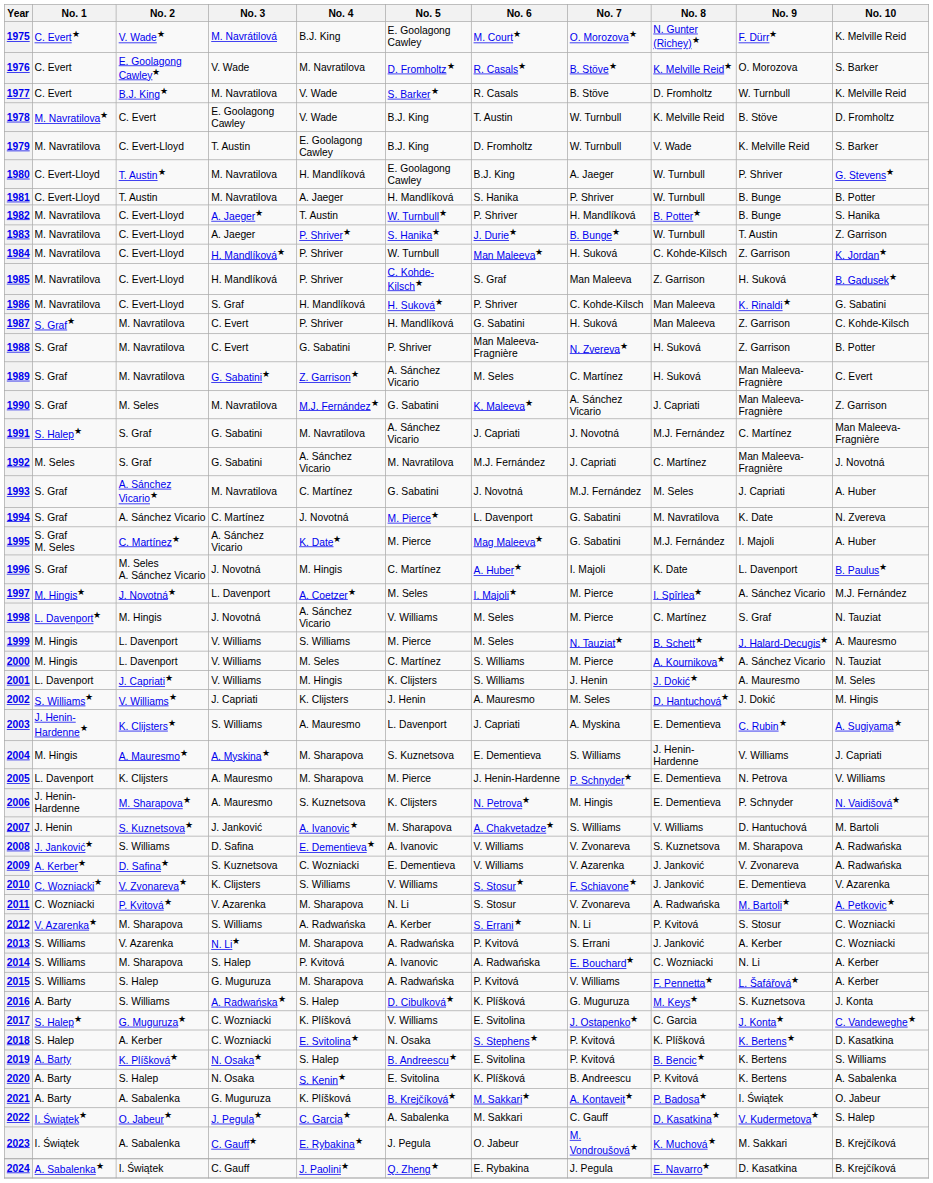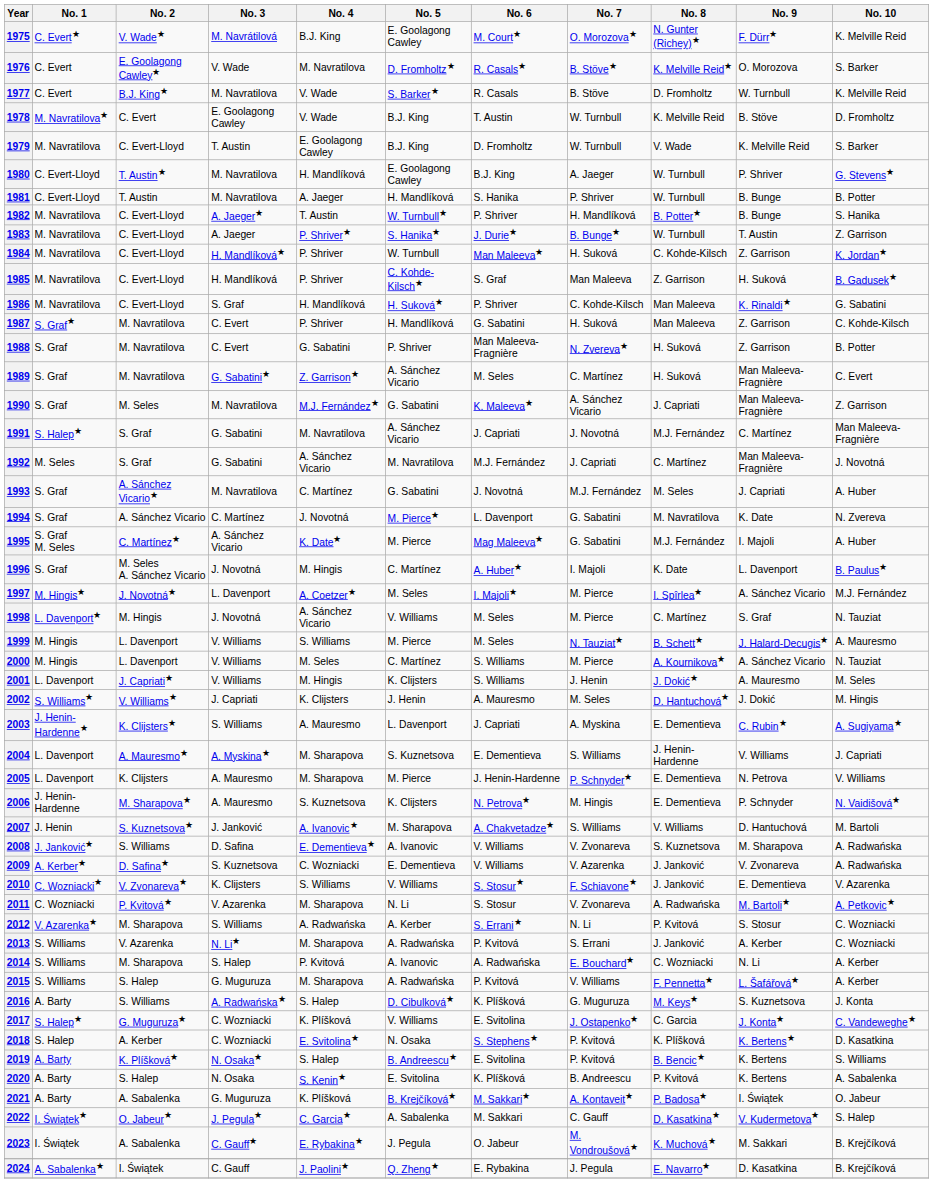(56, 755) M. Hingis -> (64, 755) L. Davenport
